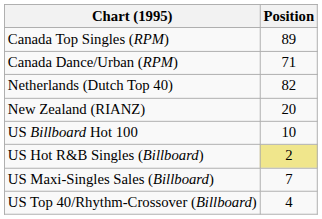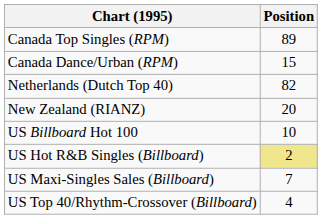(289, 62) 71 -> (289, 62) 15
